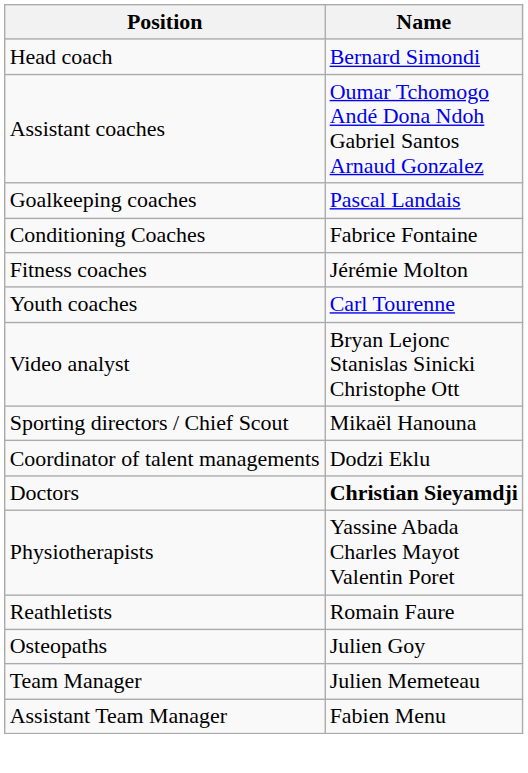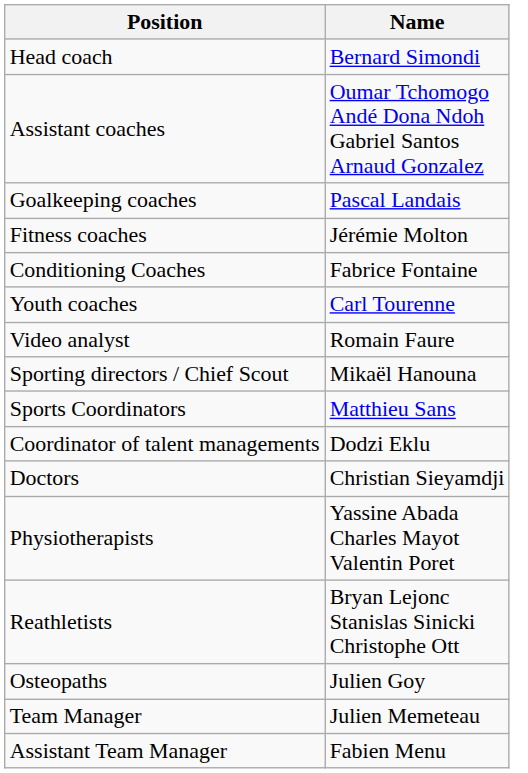rows swapped: (78, 269) <-> (107, 234)
(402, 363) Bryan Lejonc Stanislas Sinicki Christophe Ott -> (392, 339) Romain Faure
+ row: (98, 408)
(424, 492) bold -> (417, 478) normal
(392, 611) Romain Faure -> (402, 621) Bryan Lejonc Stanislas Sinicki Christophe Ott
